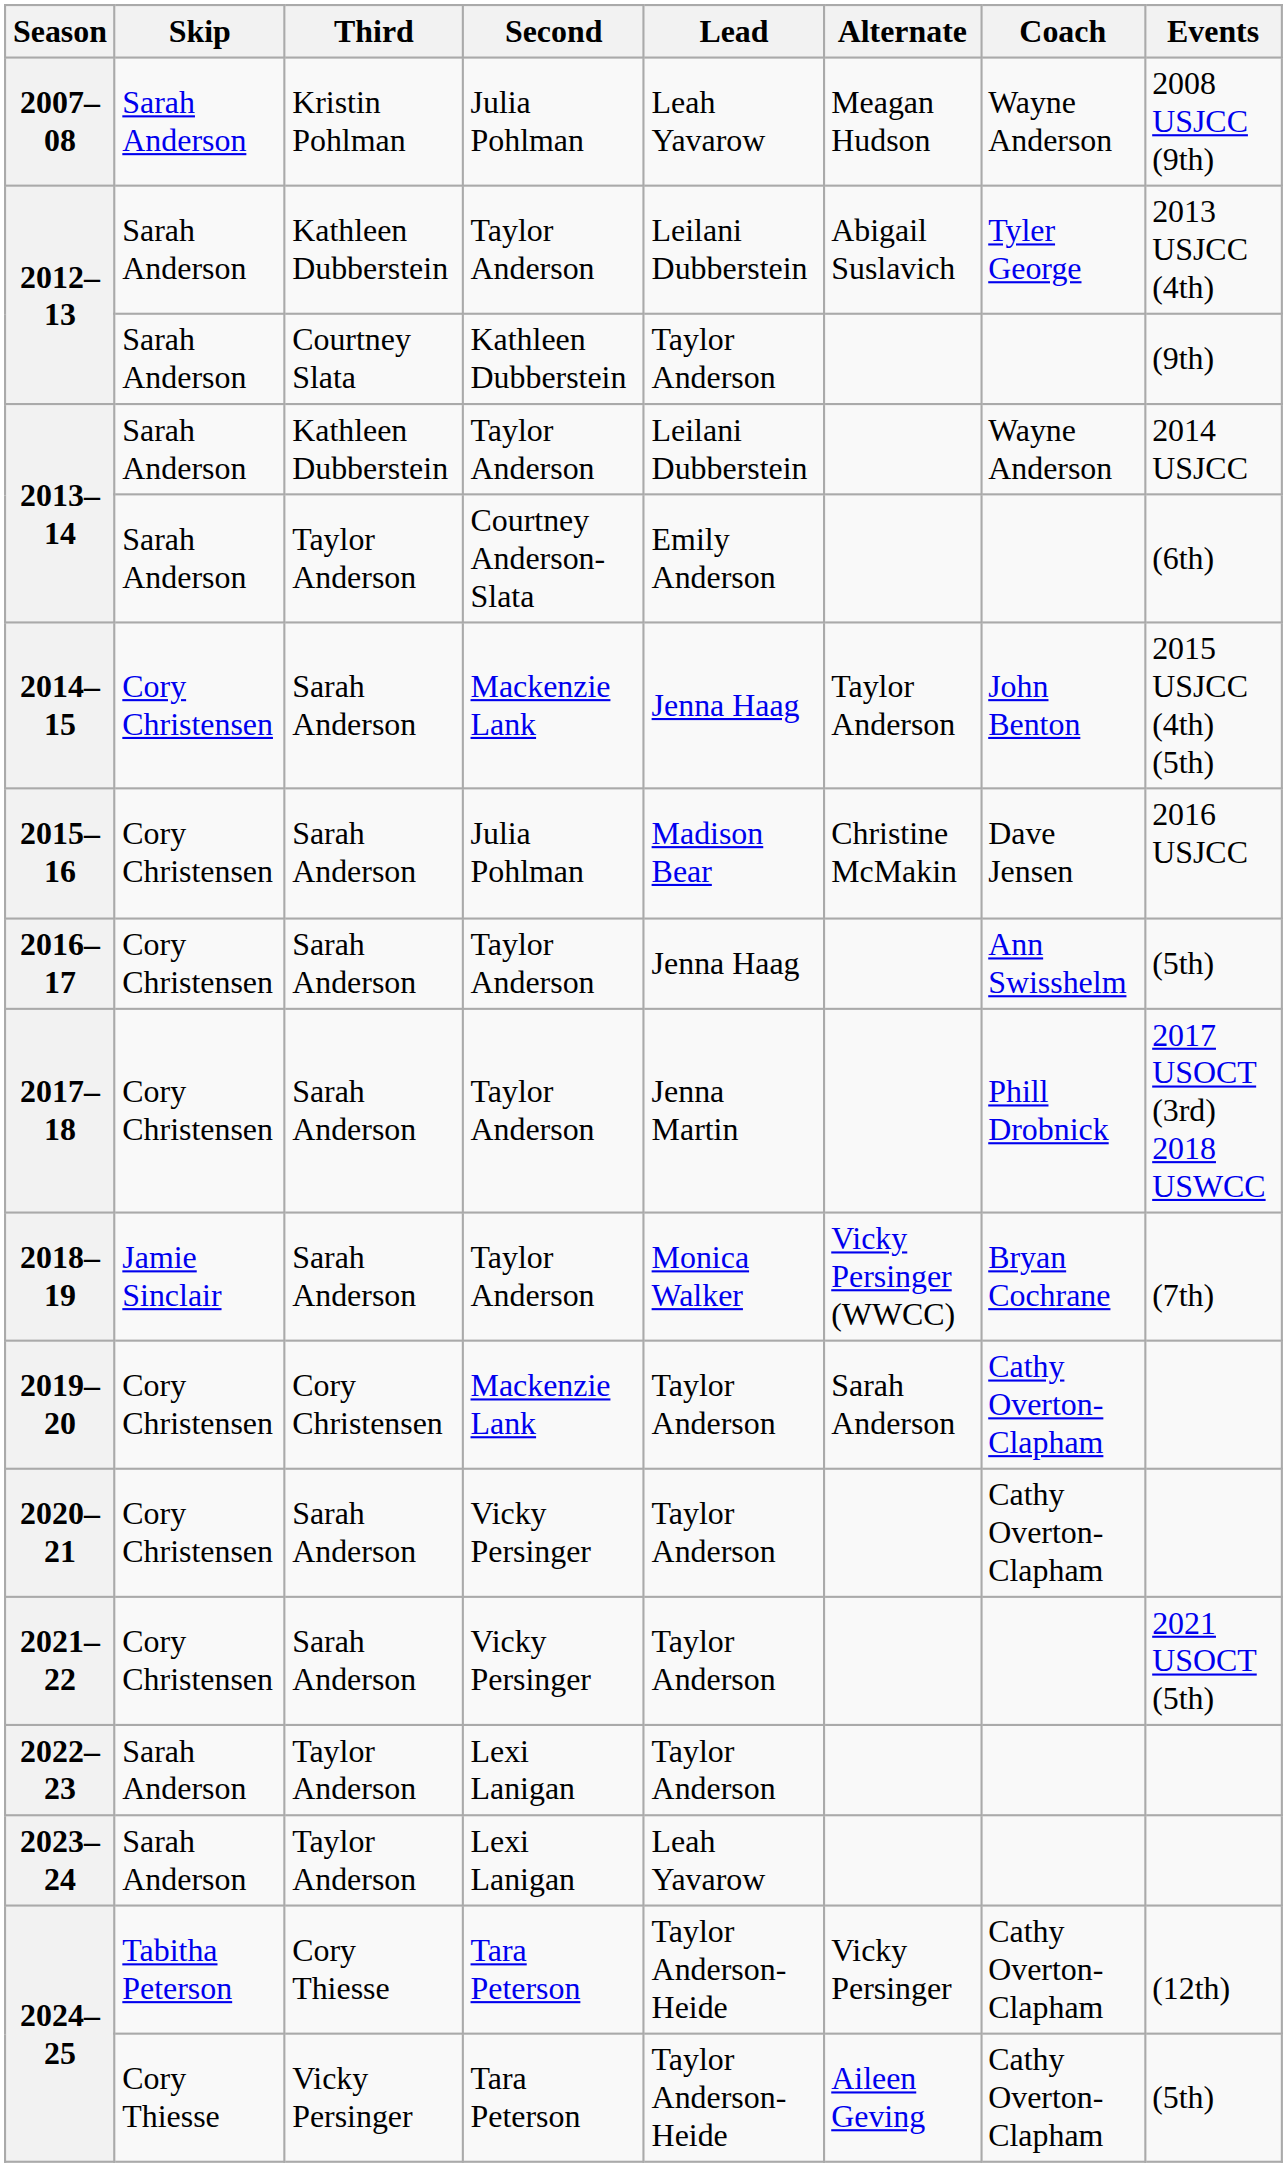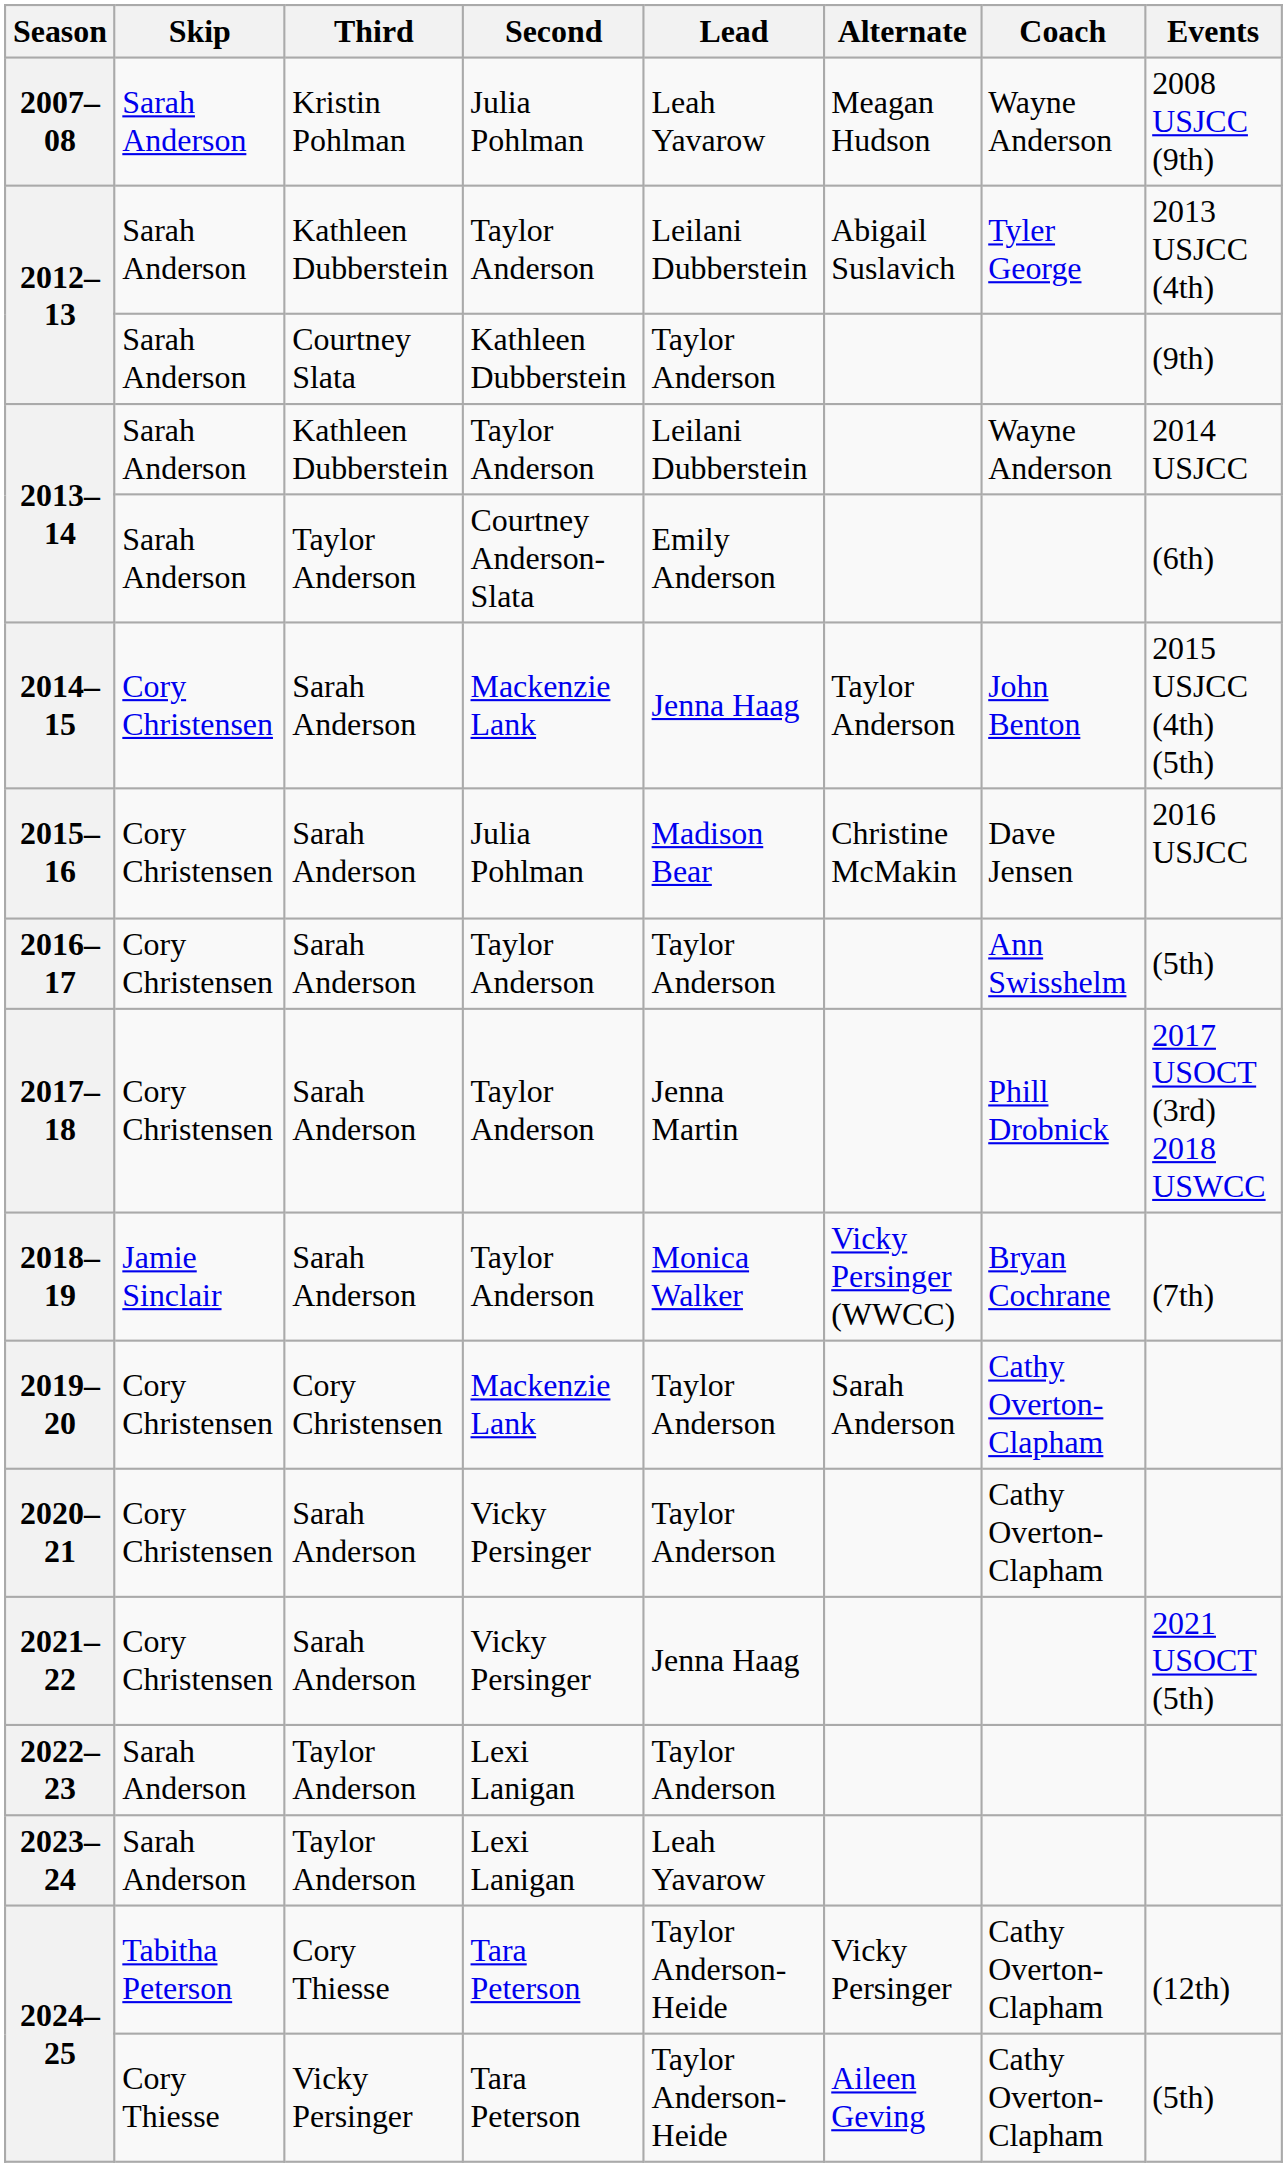(726, 962) Jenna Haag -> (714, 962) Taylor Anderson
(714, 1660) Taylor Anderson -> (726, 1660) Jenna Haag
